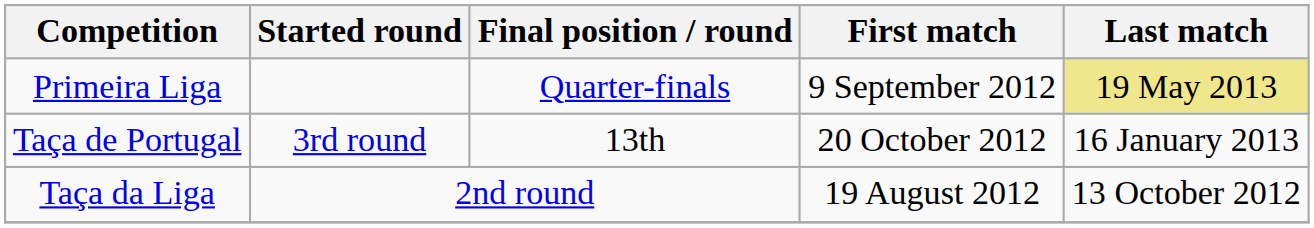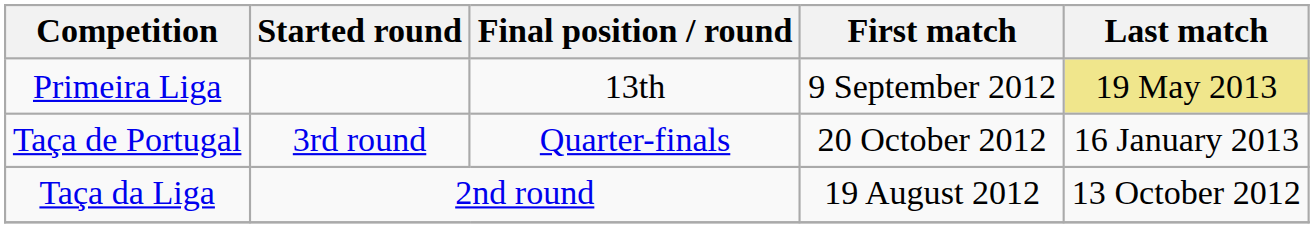(635, 85) Quarter-finals -> (635, 85) 13th
(635, 139) 13th -> (635, 139) Quarter-finals
